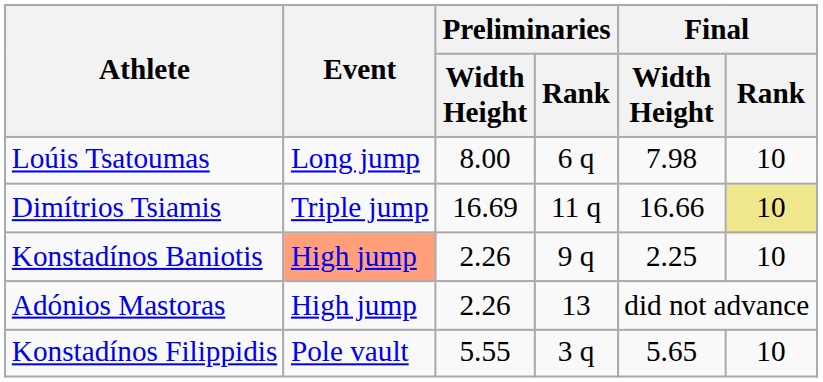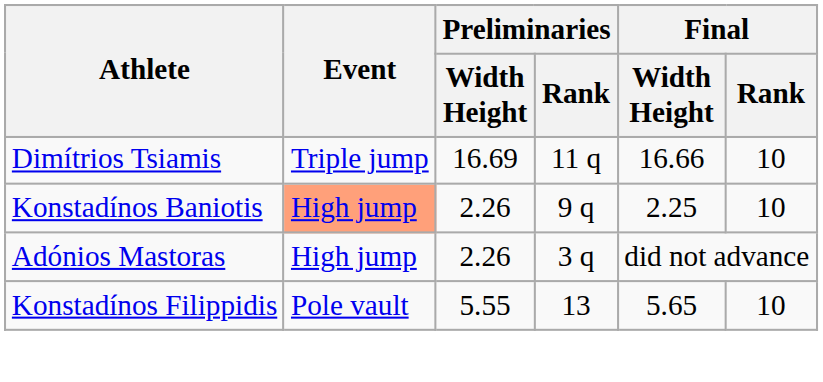- row: (111, 159)
(771, 208) khaki background -> (771, 159) no background
(576, 304) 13 -> (576, 256) 3 q
(576, 352) 3 q -> (576, 304) 13
